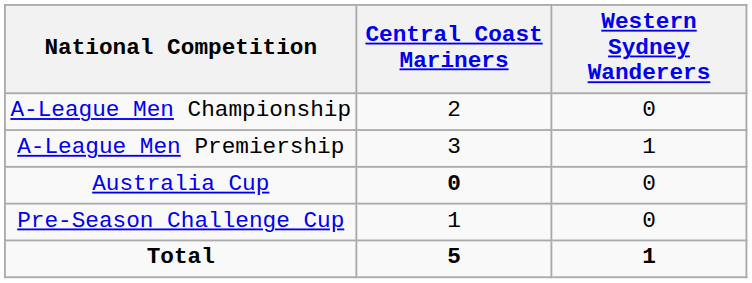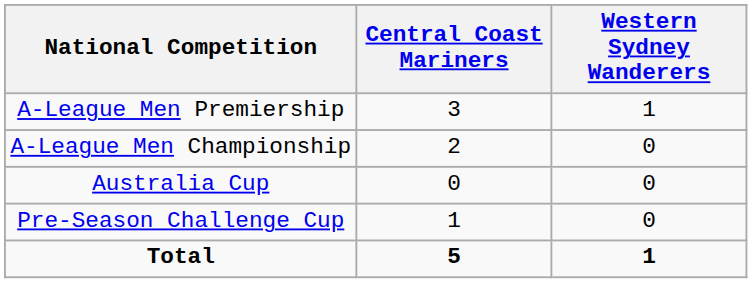rows swapped: (181, 148) <-> (181, 112)
(454, 185) bold -> (454, 185) normal
